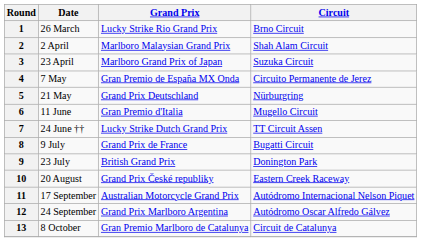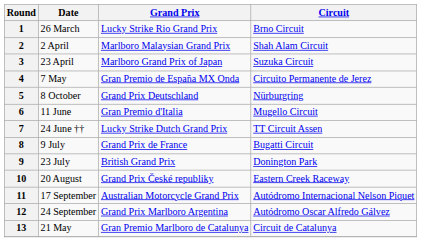(56, 95) 21 May -> (61, 95) 8 October
(61, 228) 8 October -> (56, 228) 21 May
